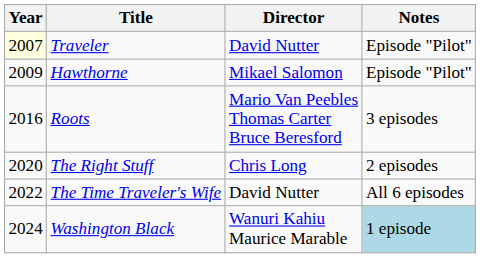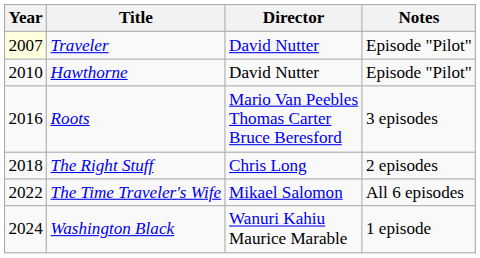(26, 72) 2009 -> (26, 72) 2010
(286, 72) Mikael Salomon -> (274, 72) David Nutter
(26, 165) 2020 -> (26, 165) 2018
(274, 192) David Nutter -> (286, 192) Mikael Salomon
(399, 229) lightblue background -> (399, 229) no background
